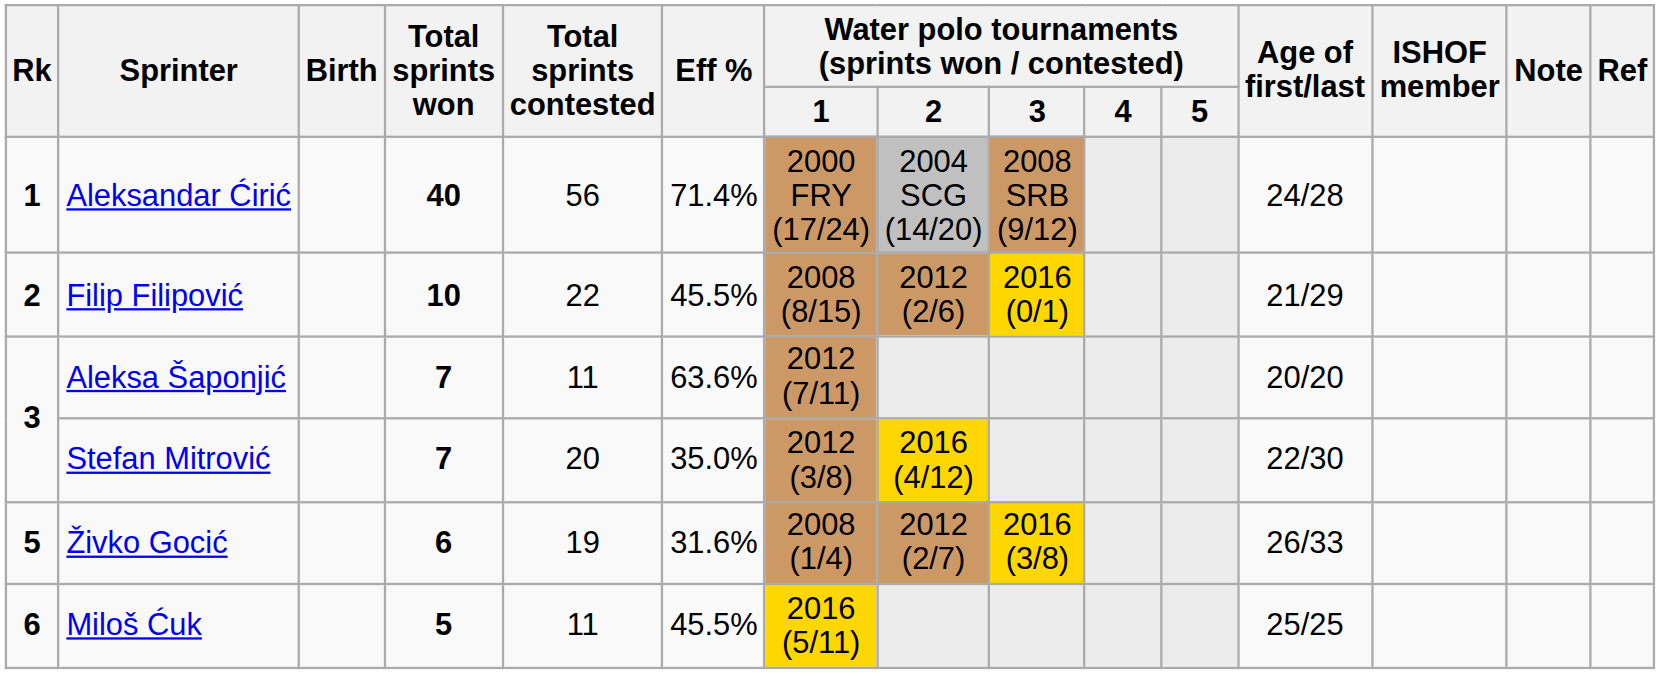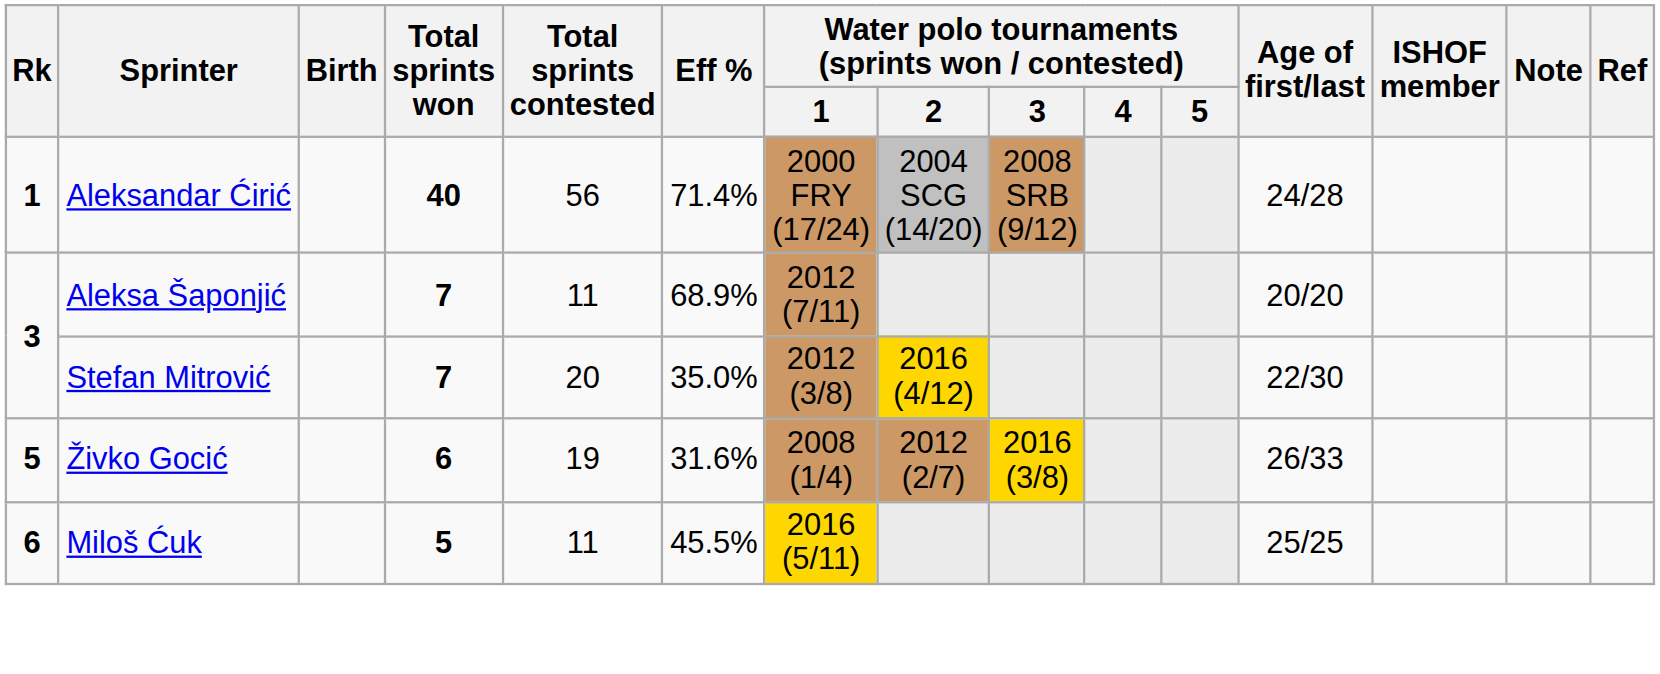- row: (155, 294)
(714, 377) 63.6% -> (714, 294) 68.9%
